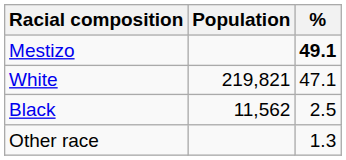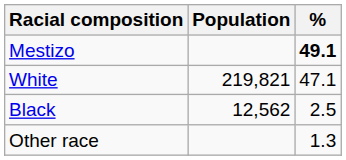(262, 110) 11,562 -> (261, 110) 12,562
